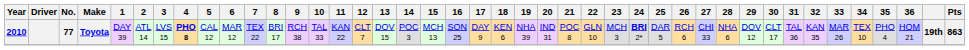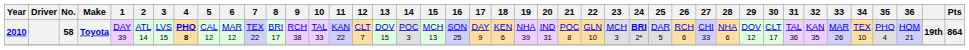(69, 32) 77 -> (69, 32) 58
(955, 32) 863 -> (955, 32) 864
